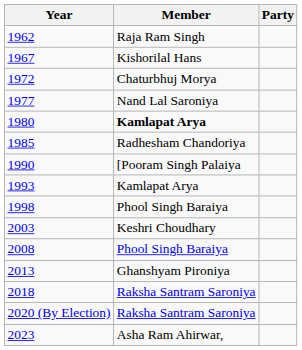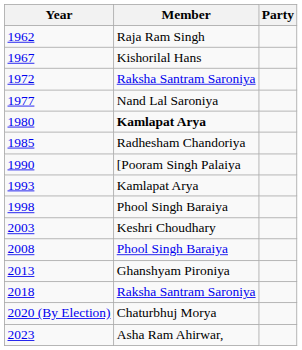(167, 79) Chaturbhuj Morya -> (186, 79) Raksha Santram Saroniya
(186, 313) Raksha Santram Saroniya -> (167, 313) Chaturbhuj Morya
